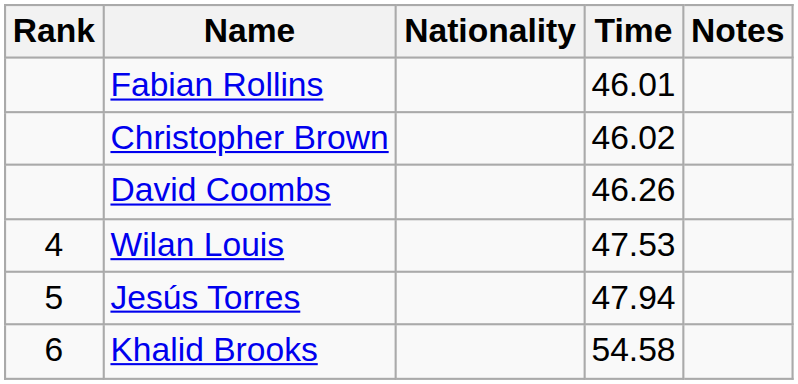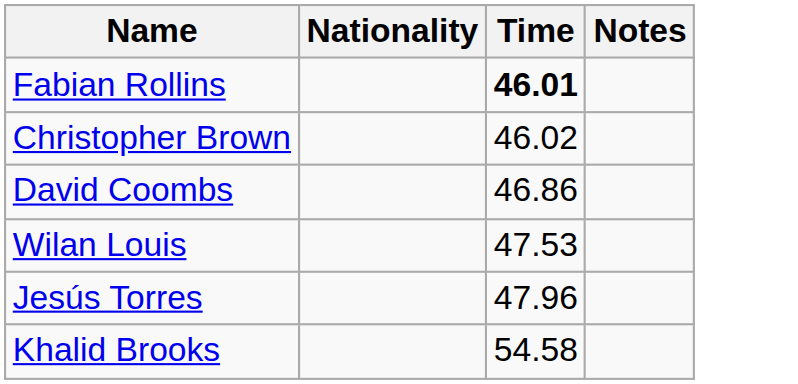- column: (54, 31)
(633, 84) normal -> (536, 84) bold
(633, 191) 46.26 -> (536, 191) 46.86
(633, 297) 47.94 -> (536, 297) 47.96
